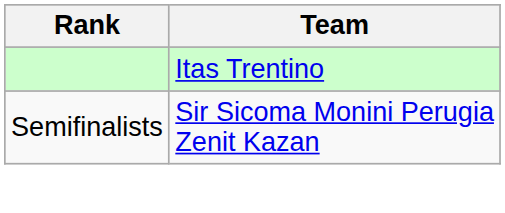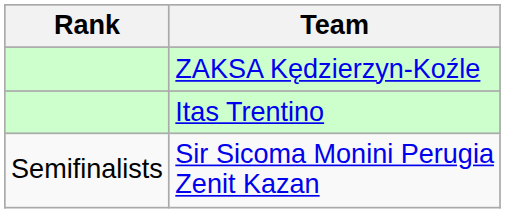+ row: (328, 68)
